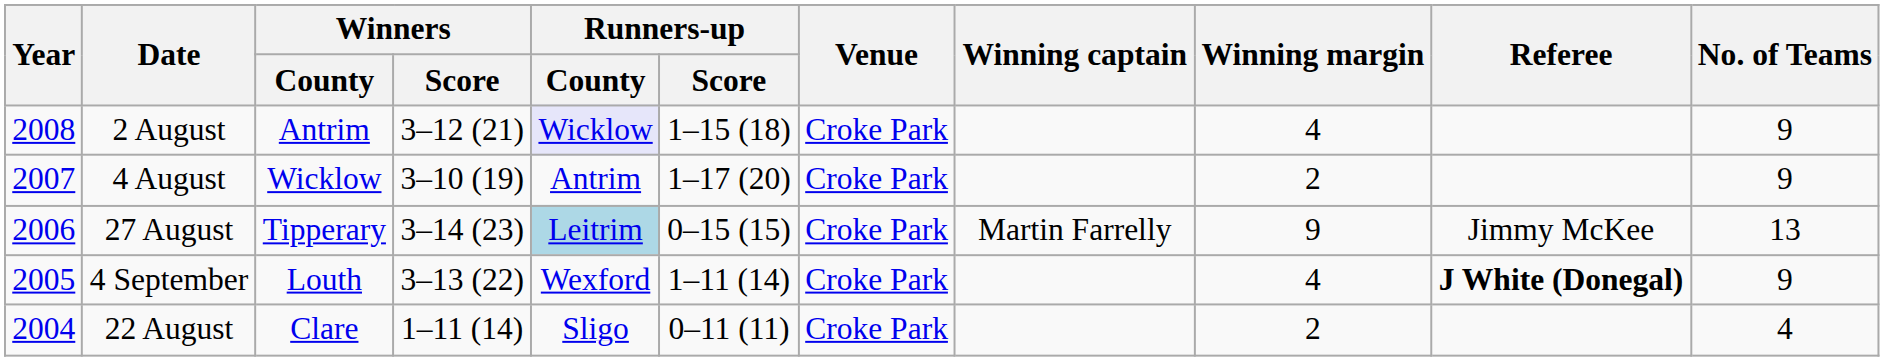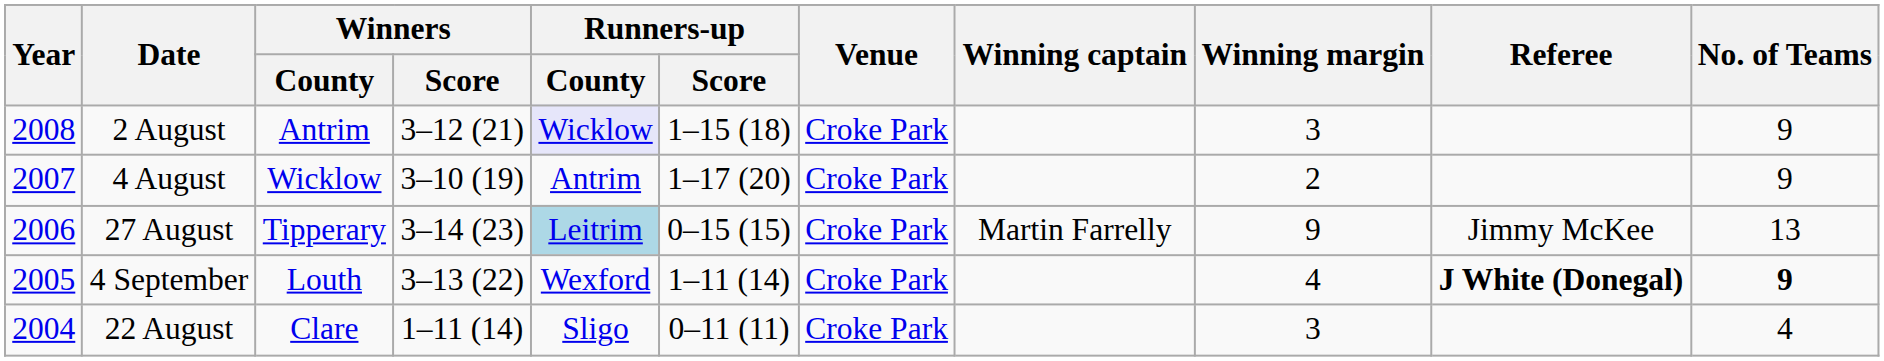(1313, 129) 4 -> (1313, 129) 3
(1785, 279) normal -> (1785, 279) bold
(1313, 329) 2 -> (1313, 329) 3
